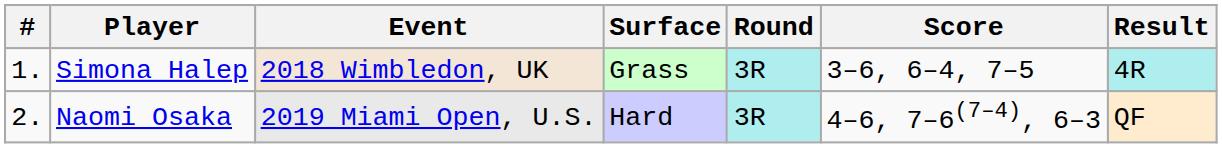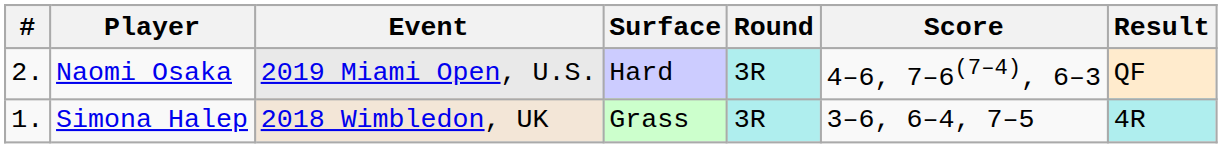rows swapped: (152, 70) <-> (144, 117)
